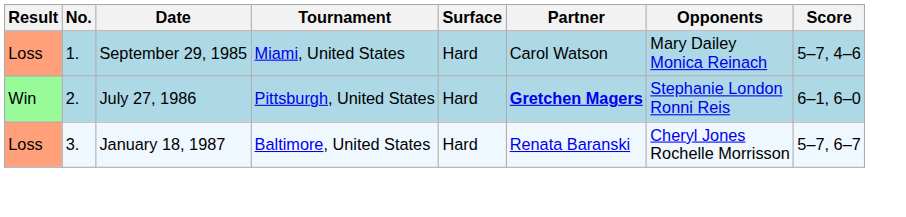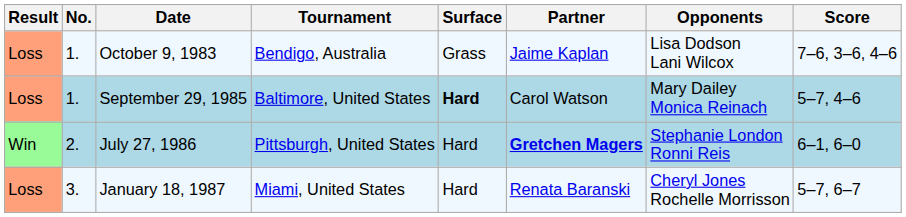+ row: (158, 53)
(330, 53) Miami, United States -> (342, 98) Baltimore, United States
(460, 53) normal -> (461, 98) bold
(342, 143) Baltimore, United States -> (330, 189) Miami, United States
